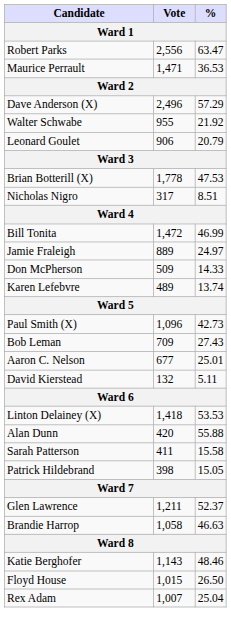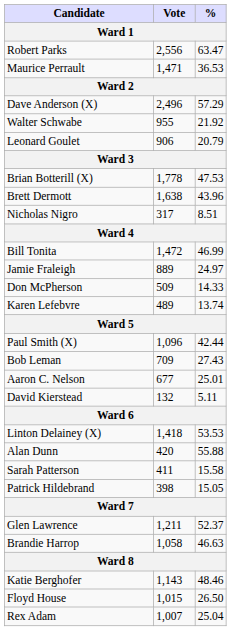+ row: (39, 196)
(211, 324) 42.73 -> (211, 342) 42.44
